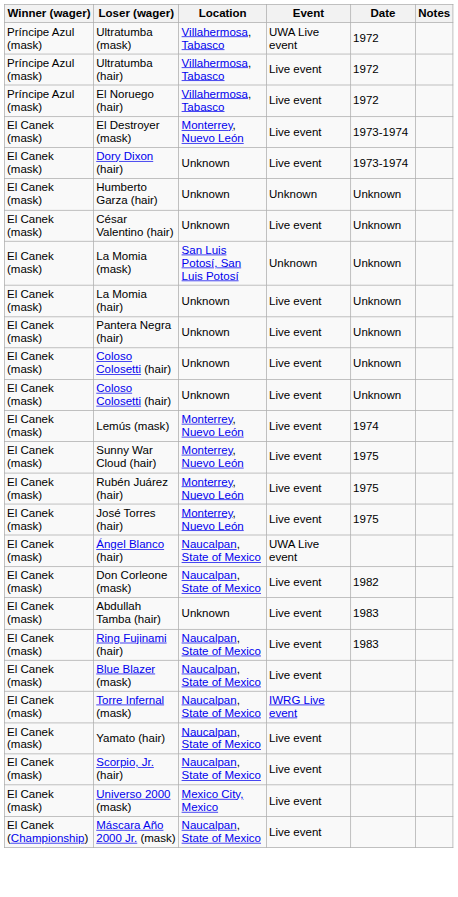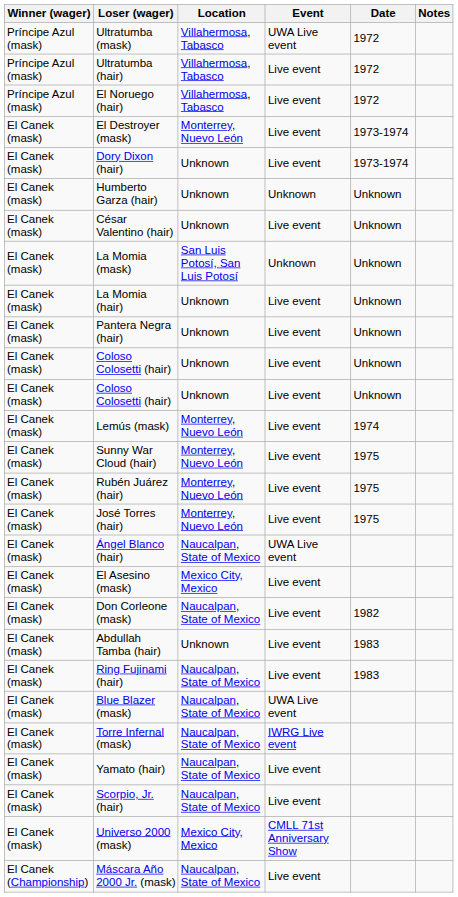+ row: (123, 582)
(295, 675) Live event -> (293, 707) UWA Live event
(295, 800) Live event -> (298, 838) CMLL 71st Anniversary Show
